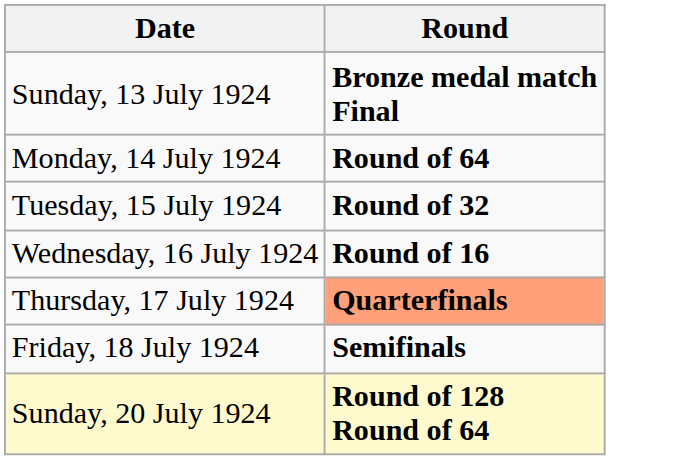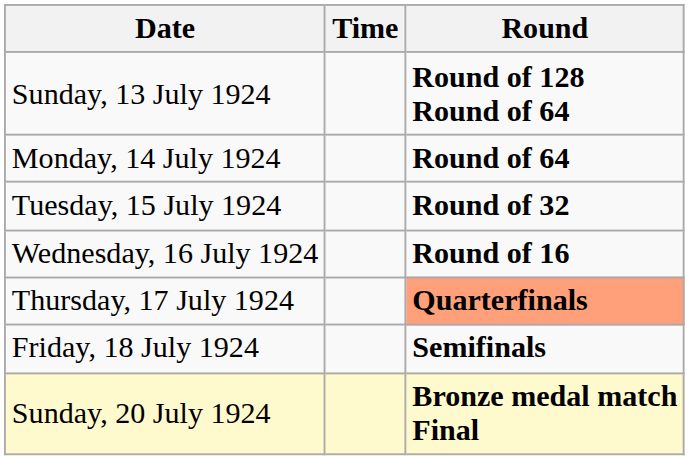+ column: (365, 28)
(465, 92) Bronze medal match Final -> (498, 92) Round of 128 Round of 64
(418, 413) Round of 128 Round of 64 -> (545, 413) Bronze medal match Final
